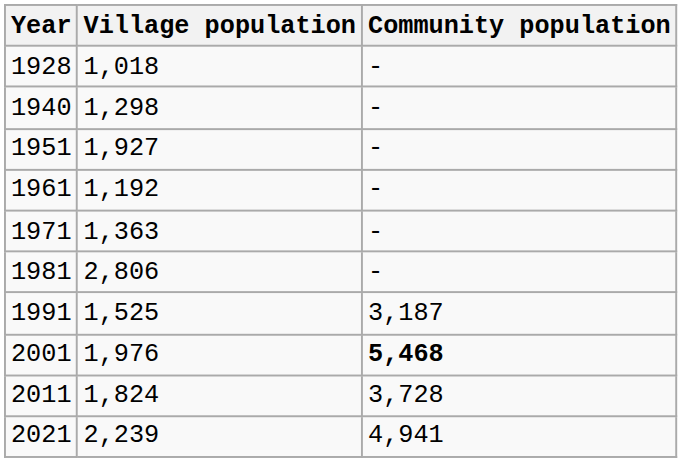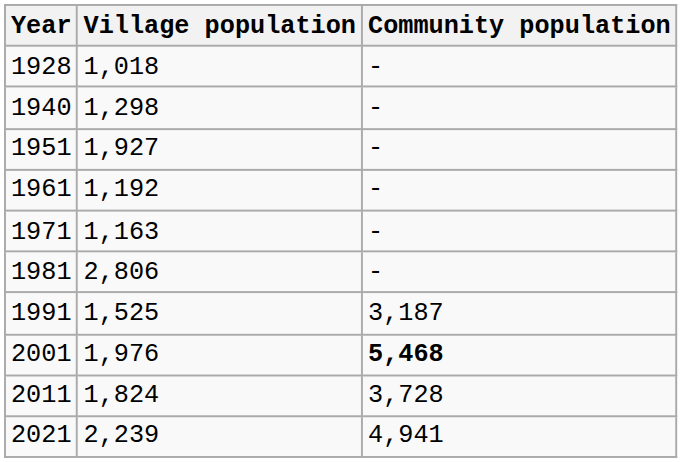(121, 231) 1,363 -> (121, 231) 1,163
